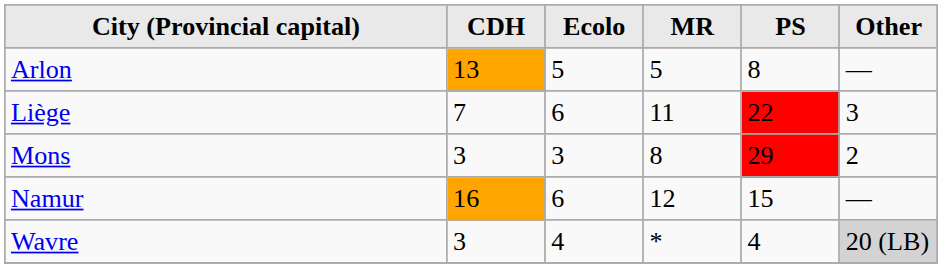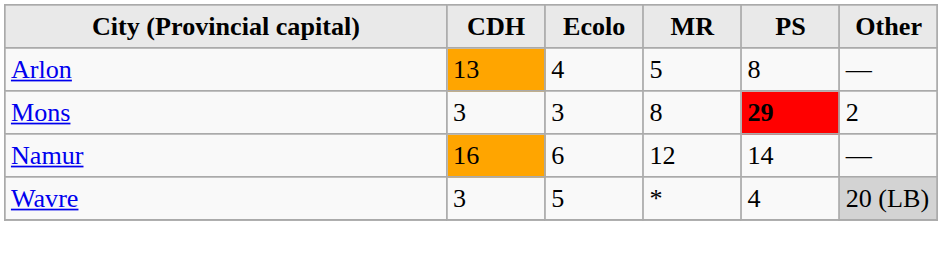(558, 69) 5 -> (558, 69) 4
- row: (41, 112)
(761, 155) normal -> (761, 112) bold
(761, 198) 15 -> (761, 155) 14
(558, 241) 4 -> (558, 198) 5
